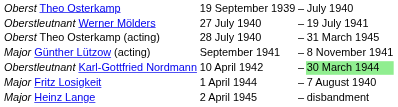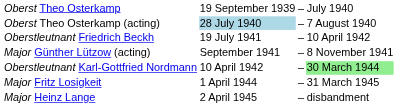- row: (80, 23)
(231, 38) no background -> (231, 23) lightblue background
(343, 38) 31 March 1945 -> (342, 23) 7 August 1940
+ row: (79, 38)
(342, 83) 7 August 1940 -> (343, 83) 31 March 1945
